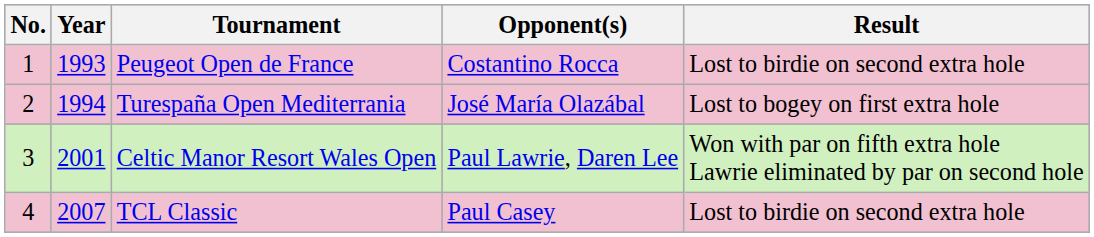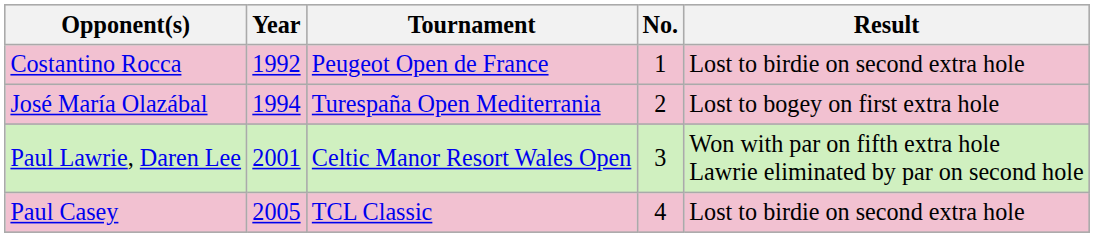columns swapped: (28, 24) <-> (563, 24)
(81, 64) 1993 -> (276, 64) 1992
(81, 212) 2007 -> (276, 212) 2005
